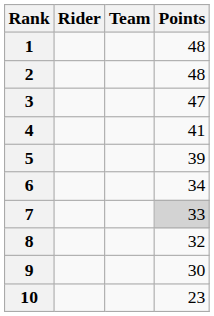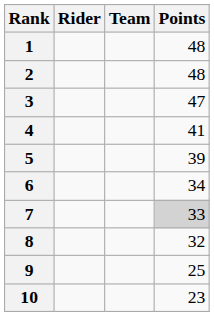(197, 269) 30 -> (197, 269) 25
